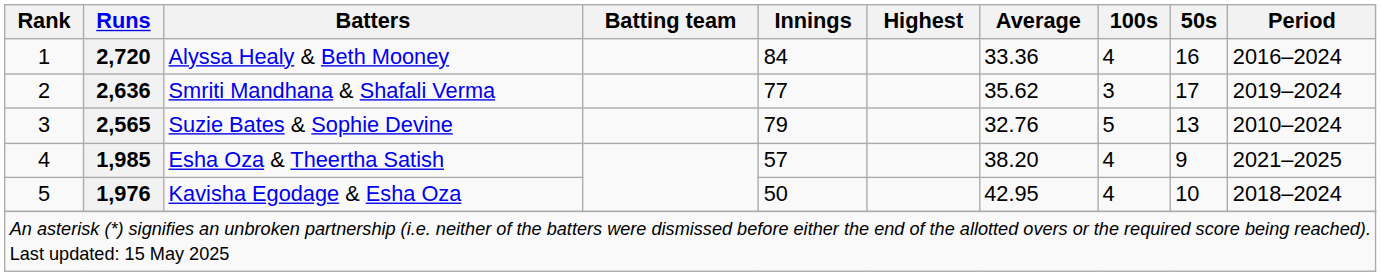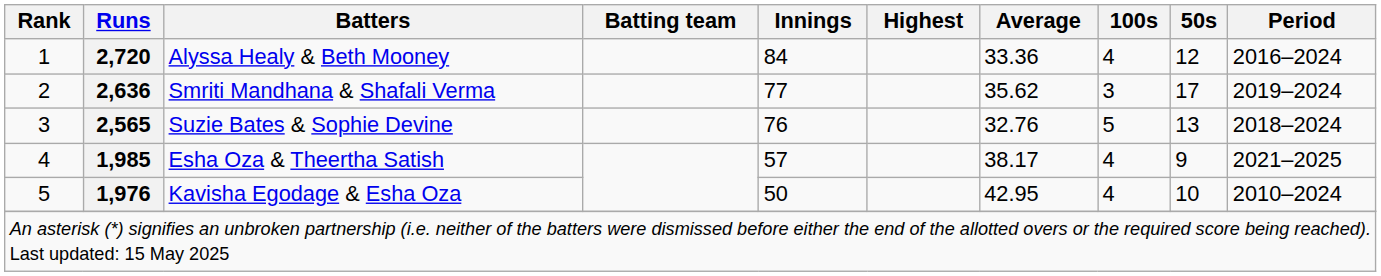(1187, 56) 16 -> (1187, 56) 12
(776, 125) 79 -> (776, 125) 76
(1287, 125) 2010–2024 -> (1287, 125) 2018–2024
(1011, 159) 38.20 -> (1011, 159) 38.17
(1287, 194) 2018–2024 -> (1287, 194) 2010–2024
